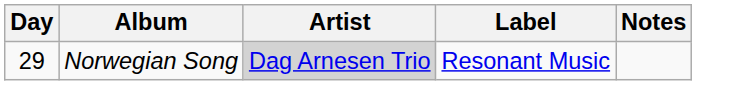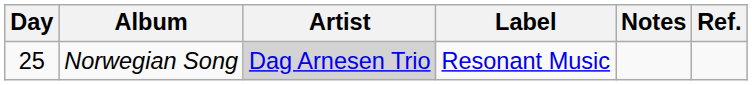+ column: (719, 23)
(32, 60) 29 -> (32, 60) 25
